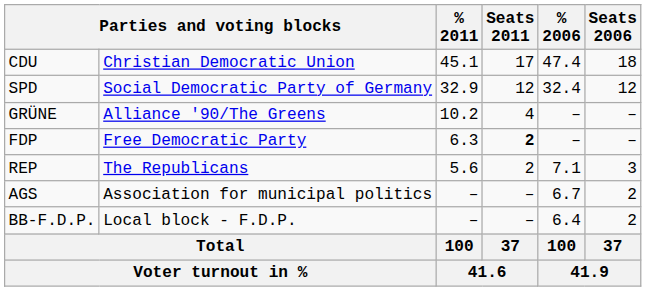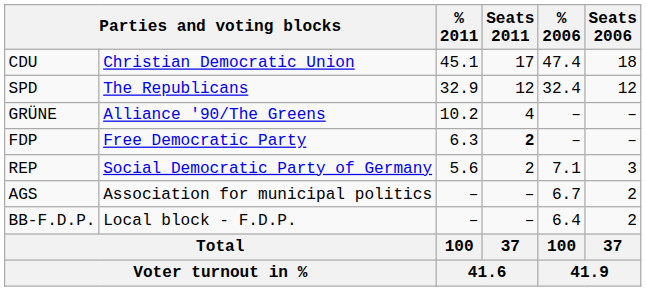(268, 89) Social Democratic Party of Germany -> (176, 89) The Republicans
(176, 168) The Republicans -> (268, 168) Social Democratic Party of Germany
